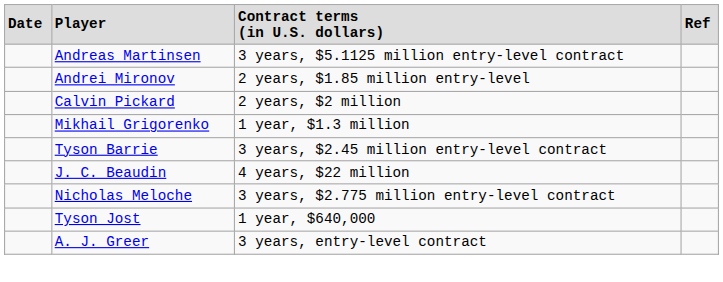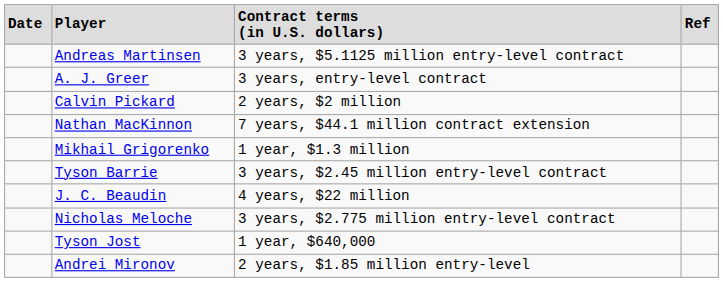rows swapped: (102, 242) <-> (115, 79)
+ row: (123, 126)
